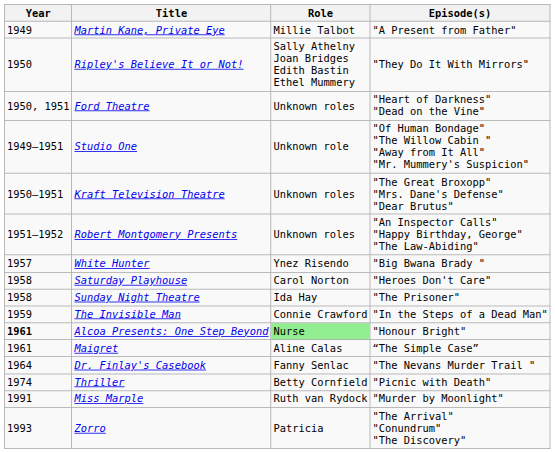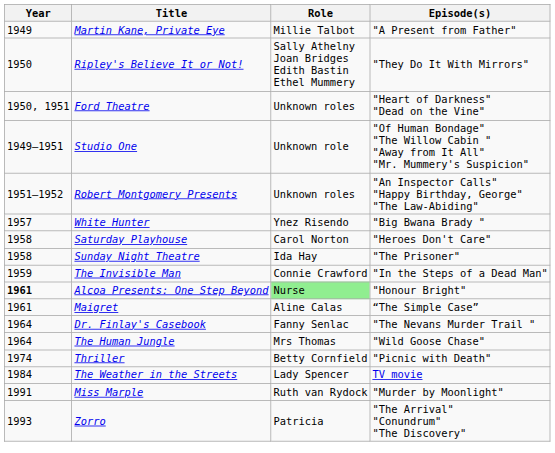- row: (150, 194)
+ row: (125, 341)
+ row: (156, 375)
